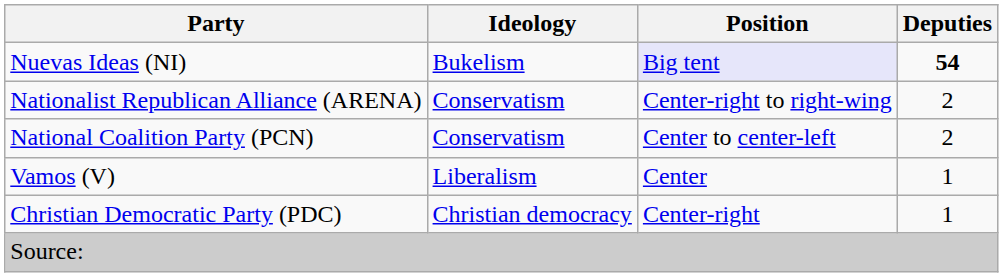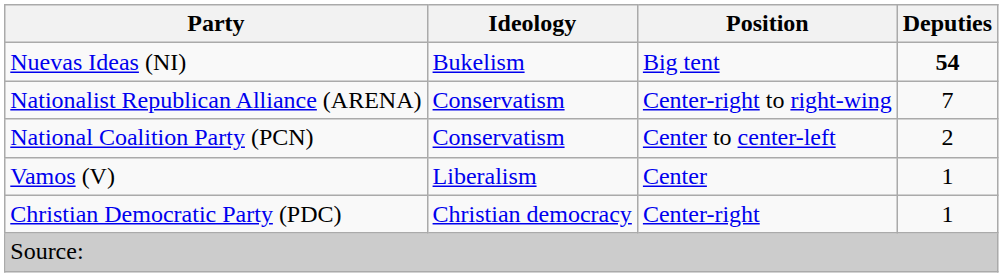(681, 61) lavender background -> (681, 61) no background
(947, 99) 2 -> (947, 99) 7
